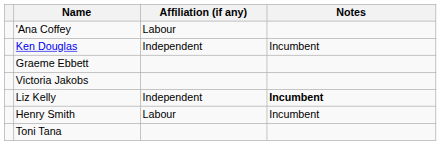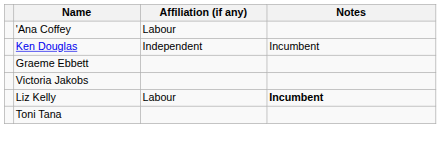(172, 98) Independent -> (159, 98) Labour
- row: (45, 115)
